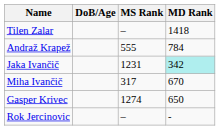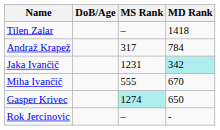(128, 47) 555 -> (128, 47) 317
(128, 82) 317 -> (128, 82) 555
(131, 99) no background -> (131, 99) paleturquoise background
